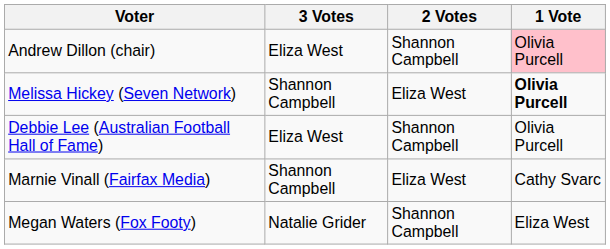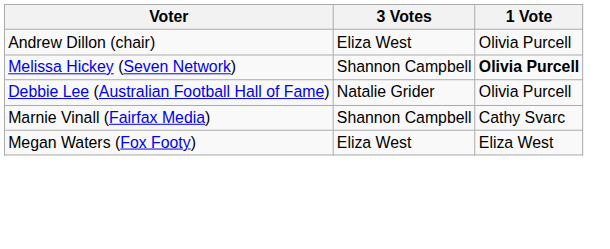- column: (449, 17)
(539, 51) pink background -> (525, 42) no background
(306, 136) Eliza West -> (386, 92) Natalie Grider
(317, 222) Natalie Grider -> (374, 142) Eliza West
